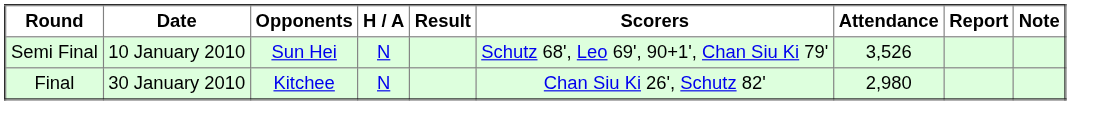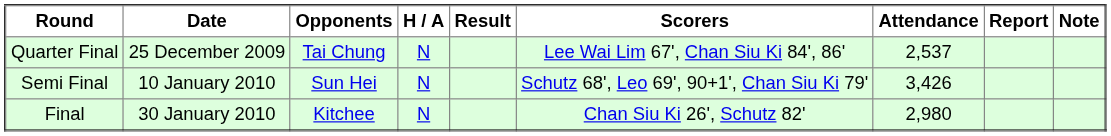+ row: (65, 52)
(889, 52) 3,526 -> (929, 83) 3,426
